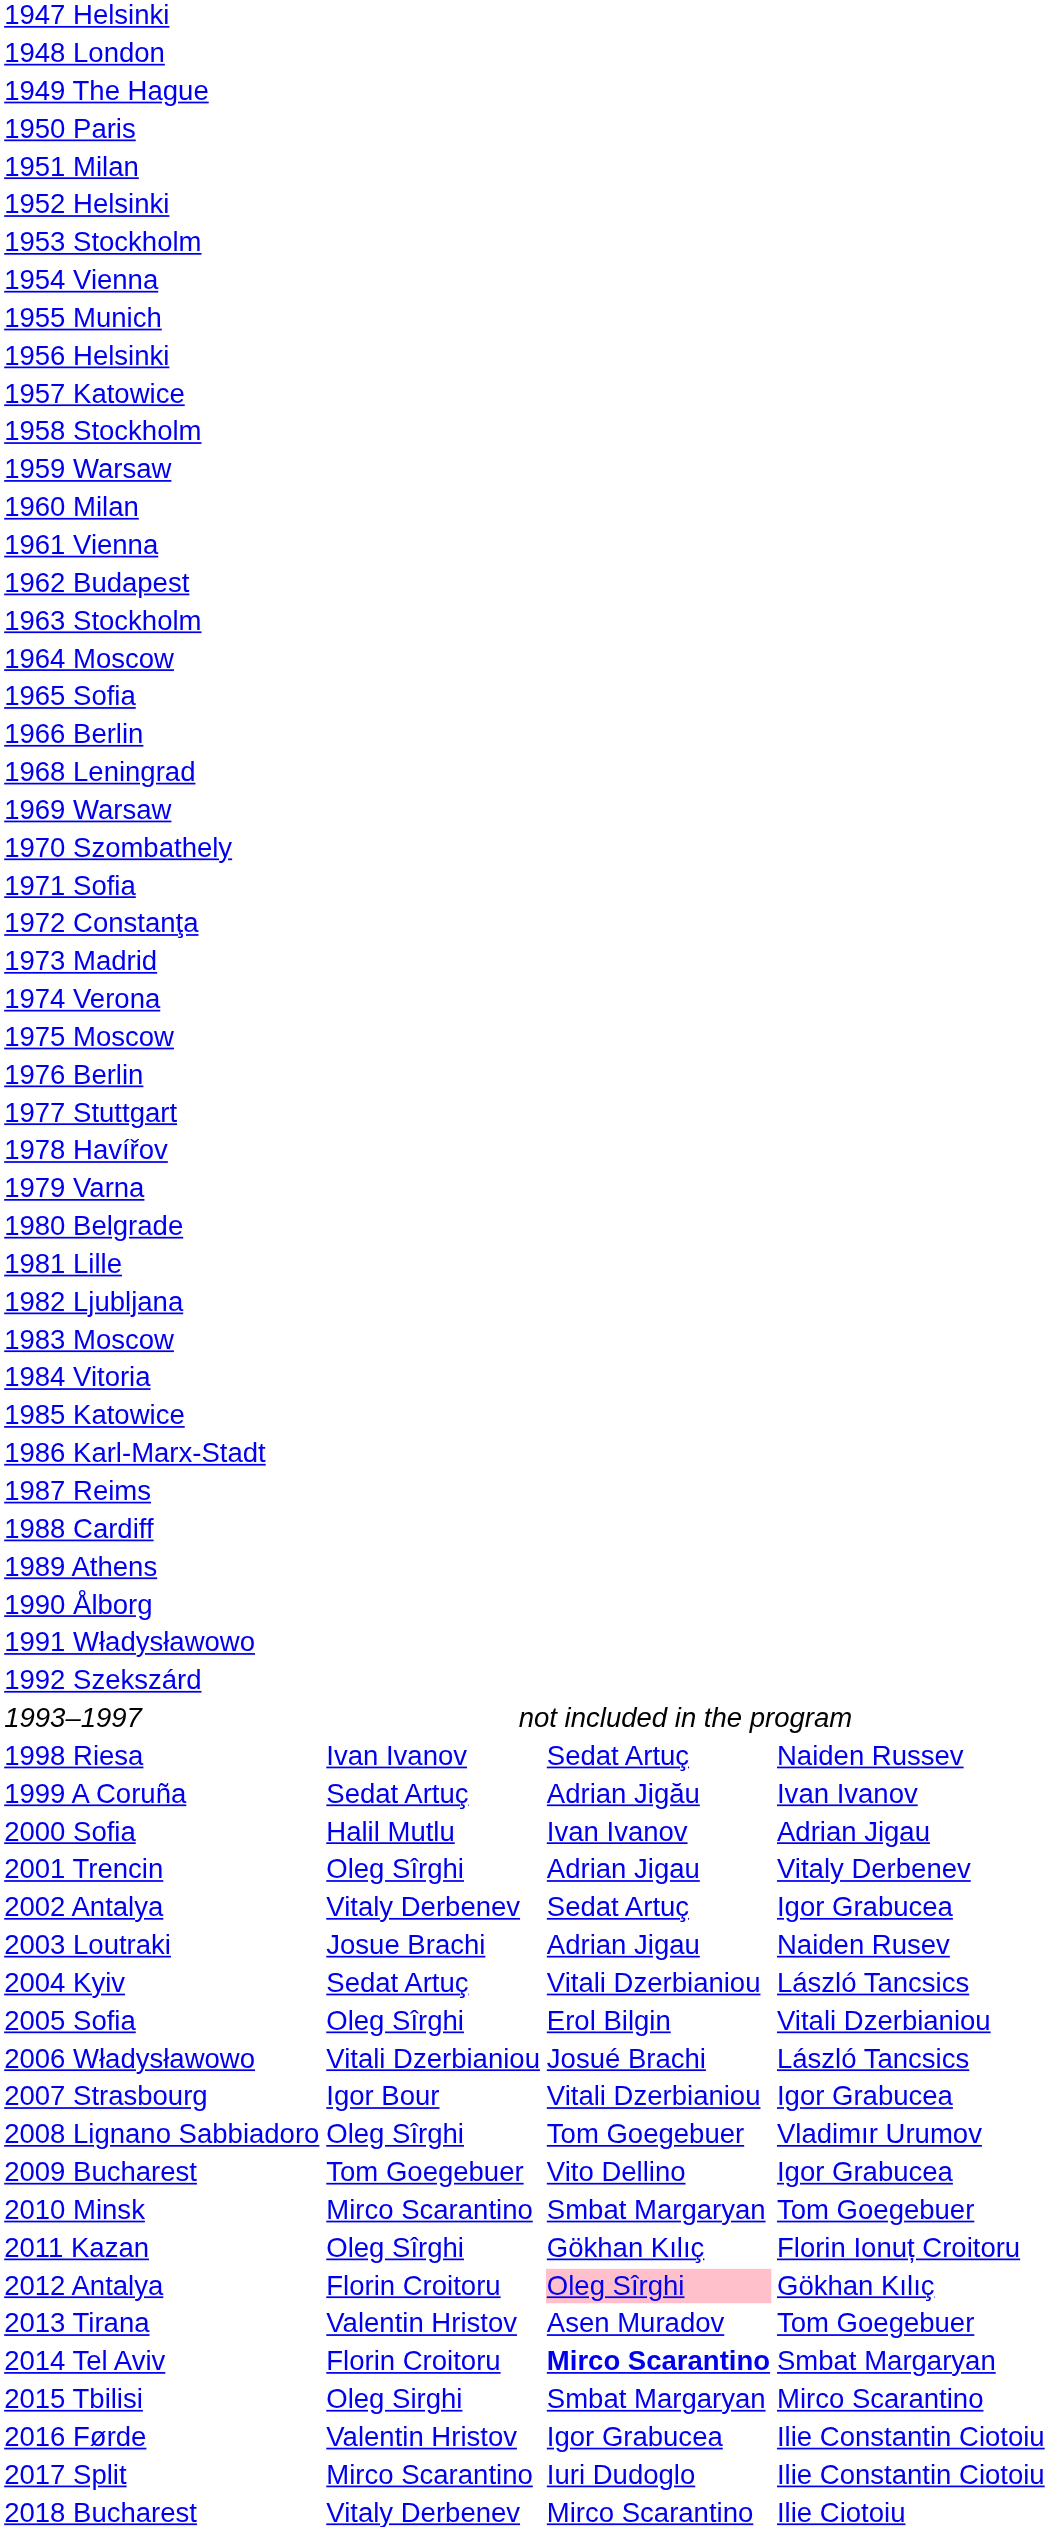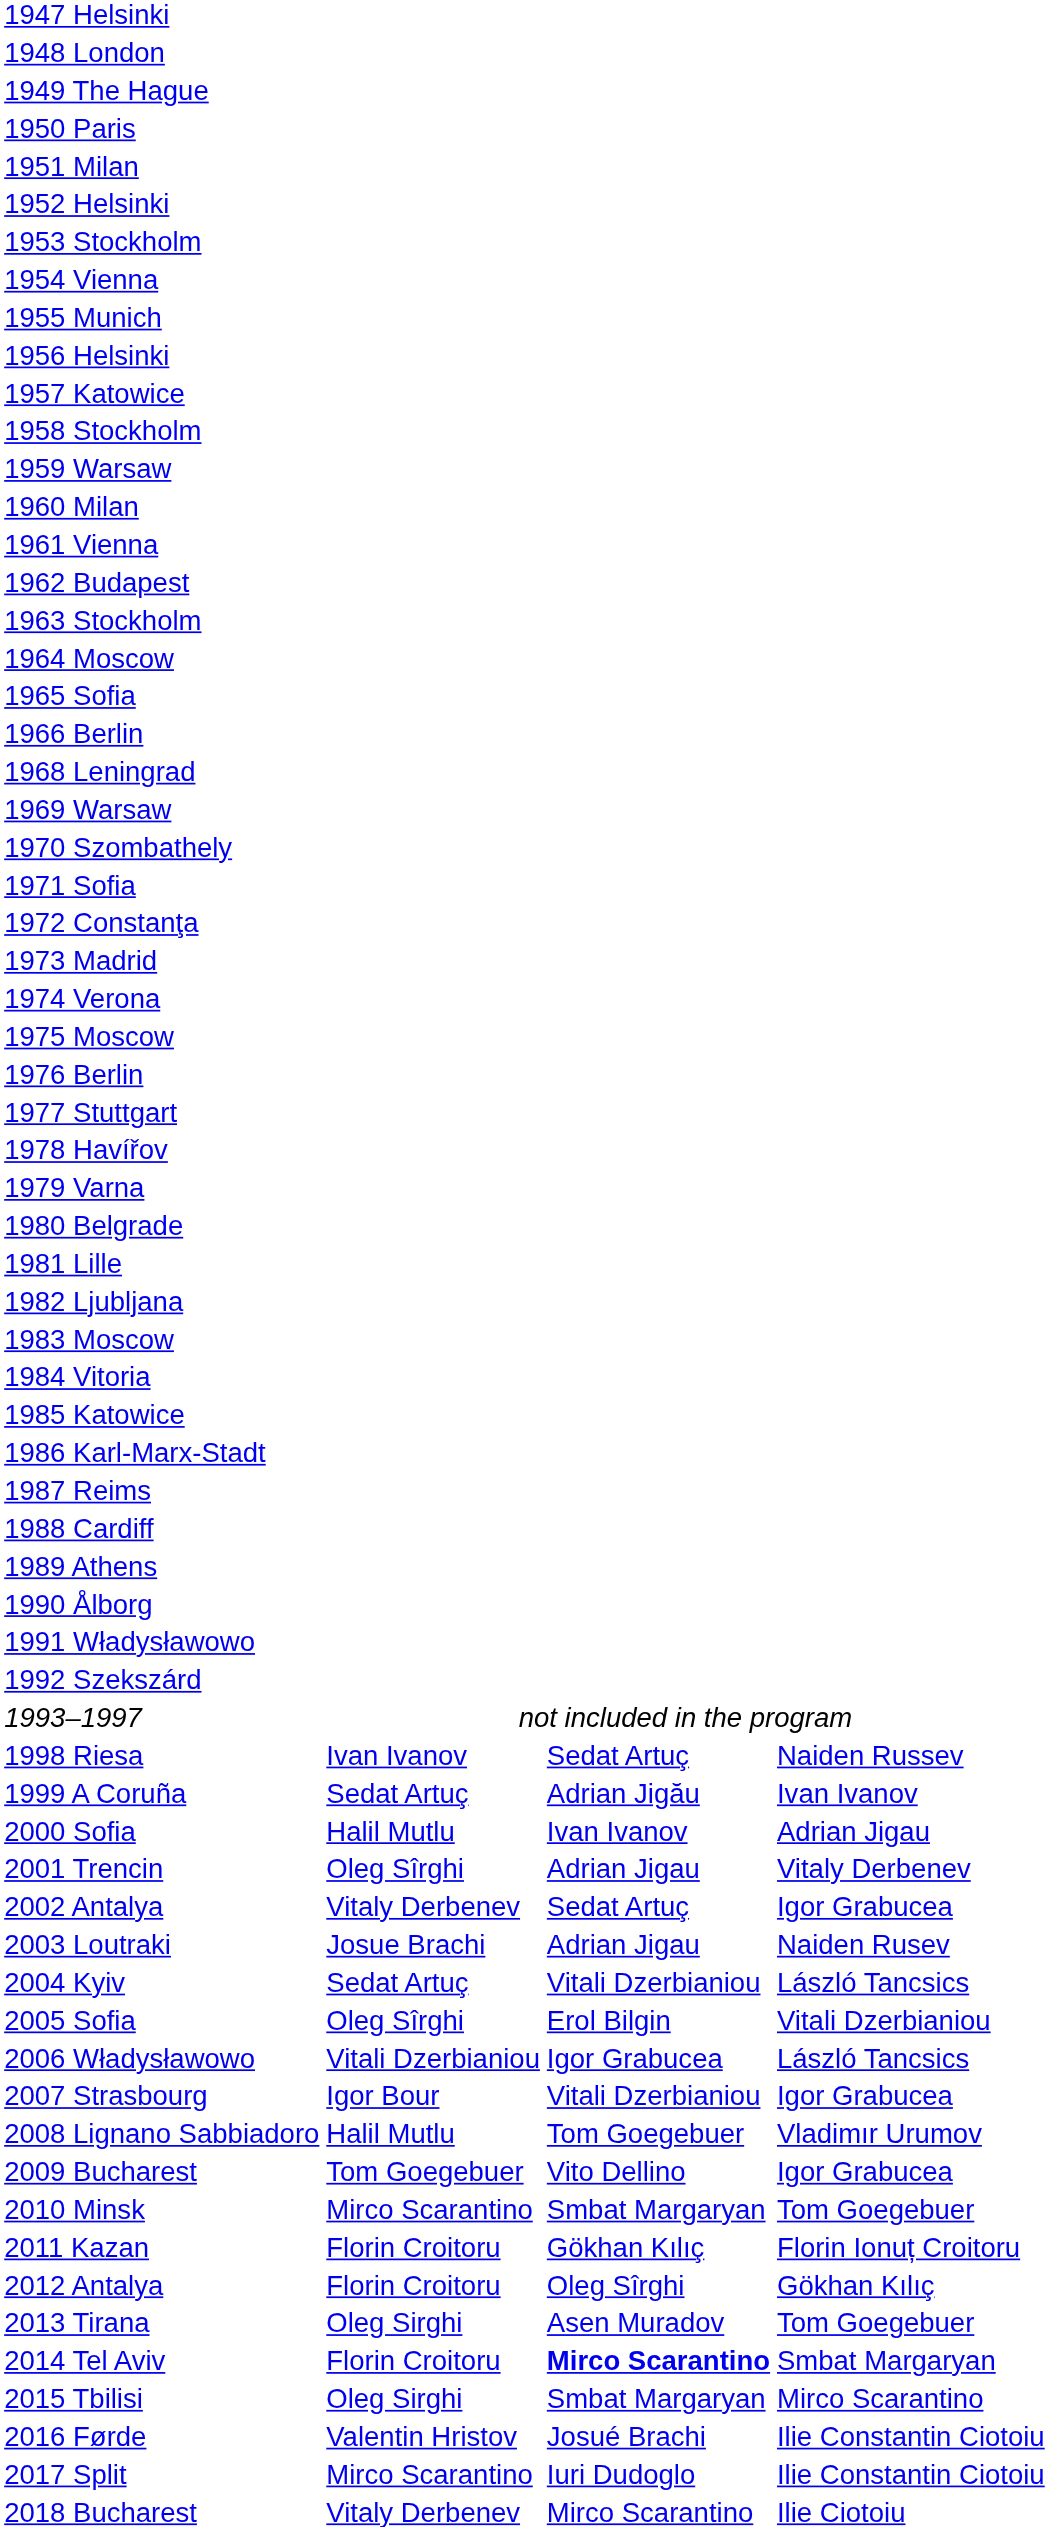(626, 2058) Josué Brachi -> (635, 2058) Igor Grabucea
(395, 2134) Oleg Sîrghi -> (391, 2134) Halil Mutlu
(395, 2247) Oleg Sîrghi -> (413, 2247) Florin Croitoru
(616, 2285) pink background -> (616, 2285) no background
(422, 2323) Valentin Hristov -> (394, 2323) Oleg Sirghi
(635, 2437) Igor Grabucea -> (626, 2437) Josué Brachi
